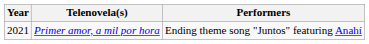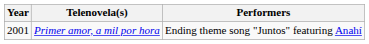(18, 30) 2021 -> (18, 30) 2001
